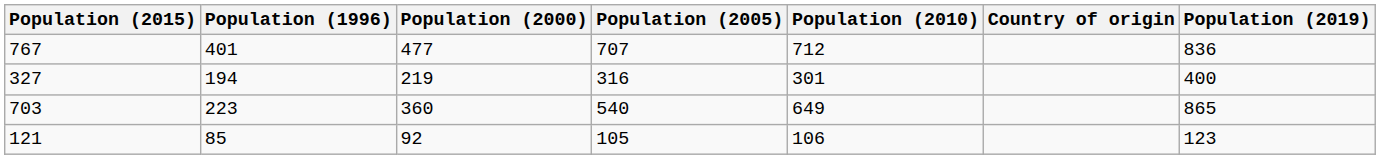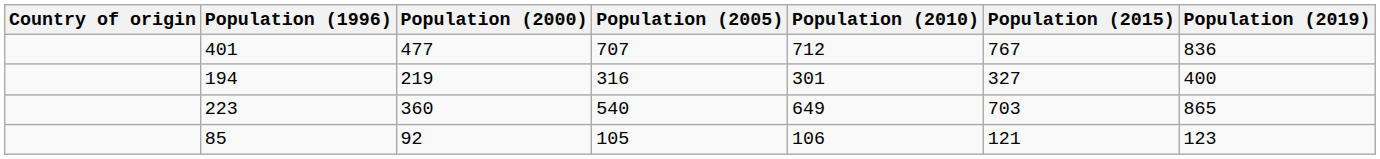columns swapped: (1081, 20) <-> (103, 20)
